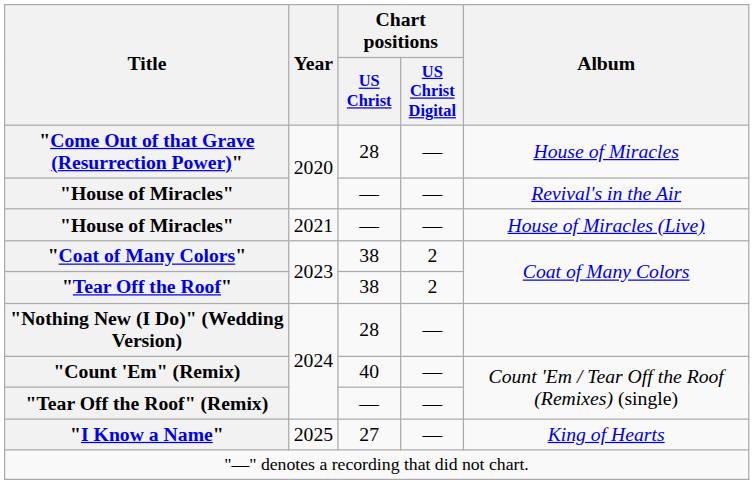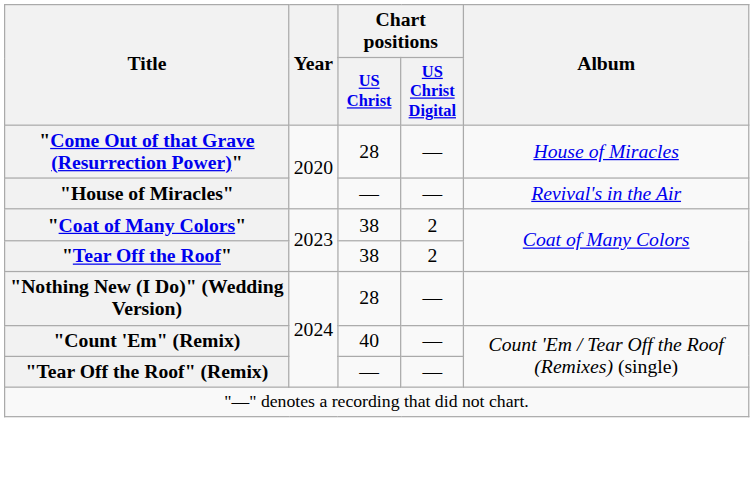- row: (147, 224)
- row: (147, 434)
